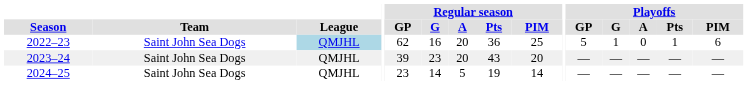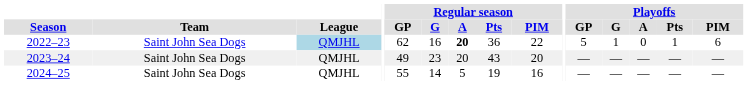(462, 42) normal -> (462, 42) bold
(537, 42) 25 -> (537, 42) 22
(403, 58) 39 -> (403, 58) 49
(403, 73) 23 -> (403, 73) 55
(537, 73) 14 -> (537, 73) 16
